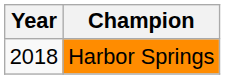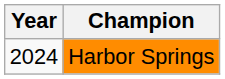(34, 56) 2018 -> (34, 56) 2024
